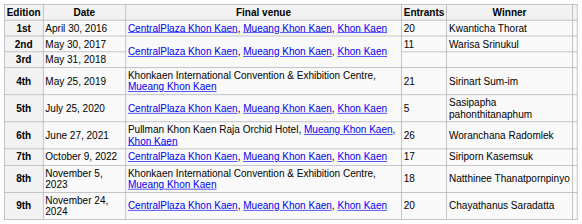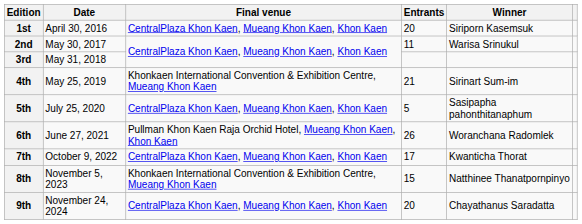(488, 28) Kwanticha Thorat -> (491, 28) Siriporn Kasemsuk
(491, 157) Siriporn Kasemsuk -> (488, 157) Kwanticha Thorat
(409, 179) 18 -> (409, 179) 15
